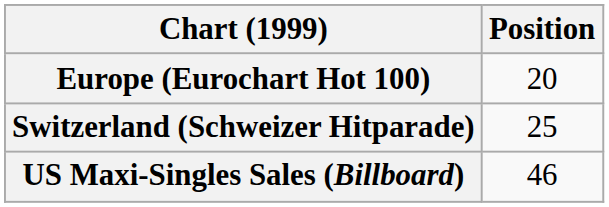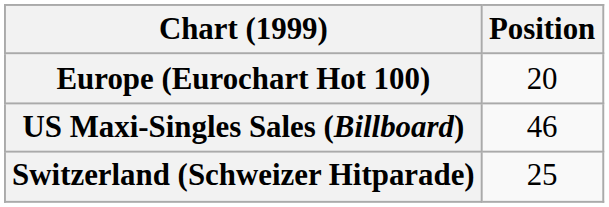rows swapped: (243, 126) <-> (243, 175)
